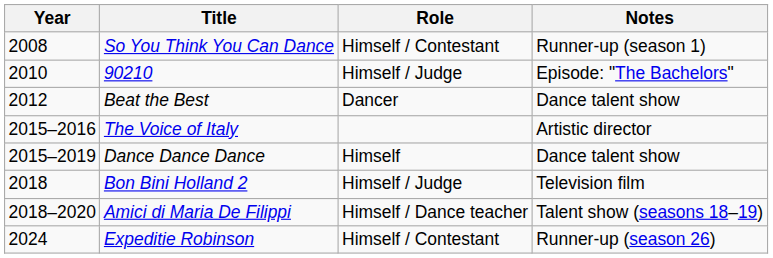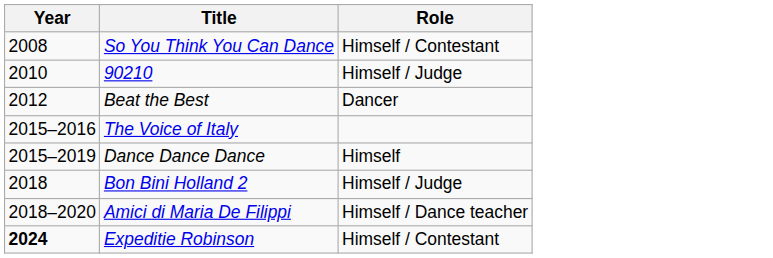- column: (650, 18)
(28, 239) normal -> (28, 239) bold
